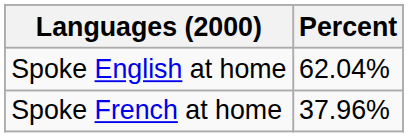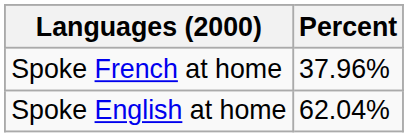rows swapped: (149, 69) <-> (147, 111)
